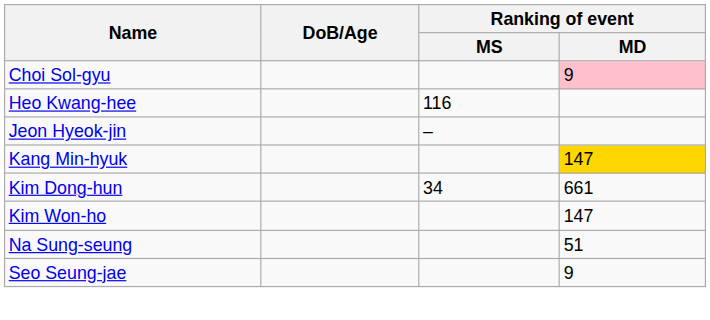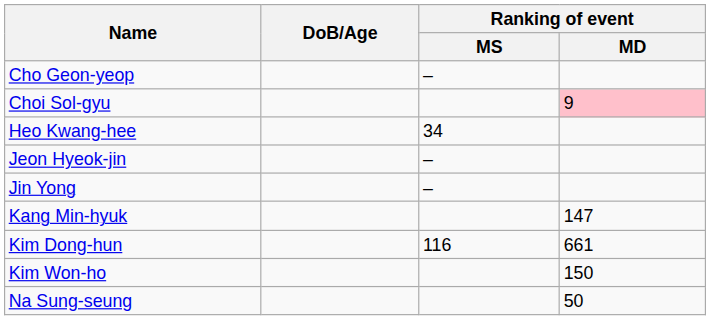+ row: (71, 75)
(437, 103) 116 -> (433, 131) 34
+ row: (42, 188)
(579, 160) gold background -> (579, 216) no background
(433, 188) 34 -> (437, 244) 116
(579, 216) 147 -> (579, 272) 150
(574, 244) 51 -> (574, 300) 50
- row: (67, 272)
